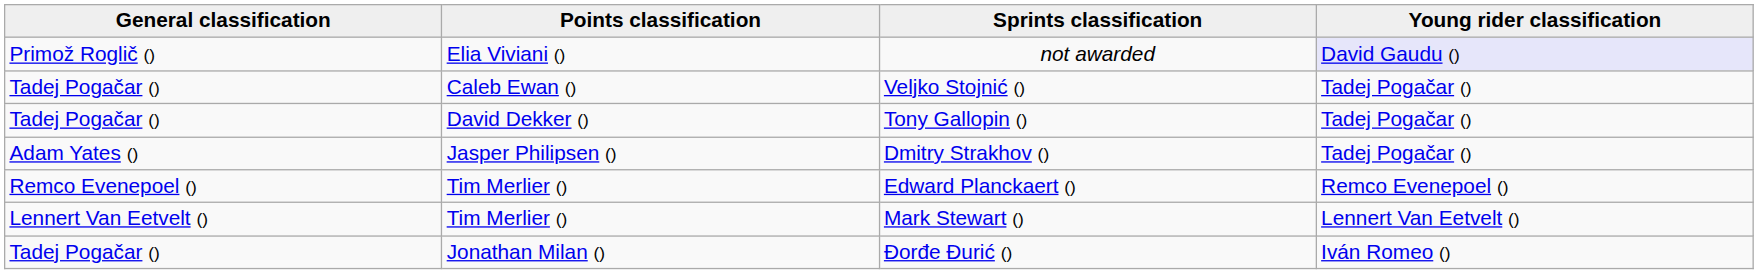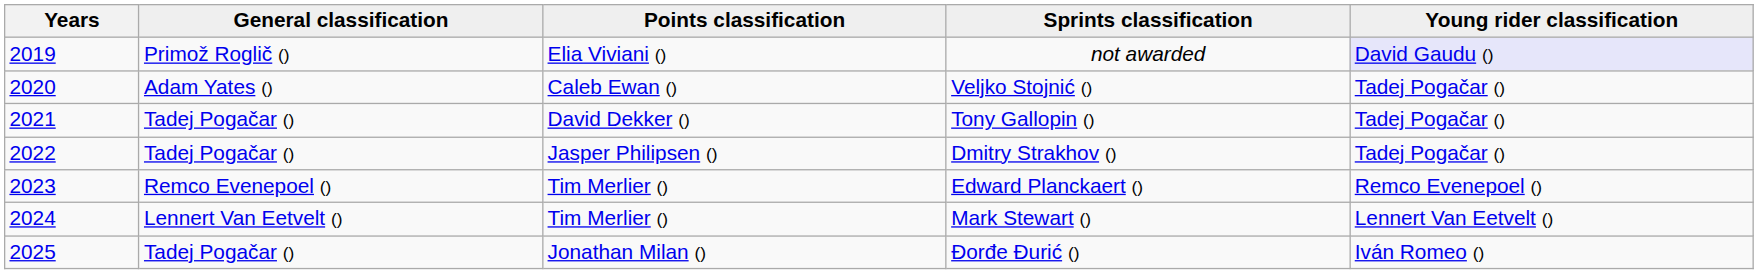+ column: (72, 20)
(85, 86) Tadej Pogačar () -> (208, 86) Adam Yates ()
(74, 152) Adam Yates () -> (219, 152) Tadej Pogačar ()
